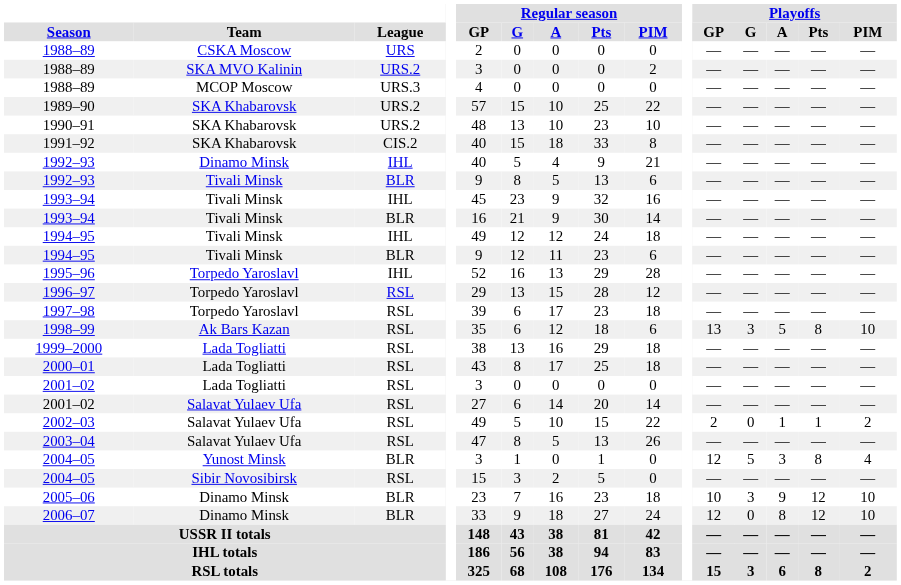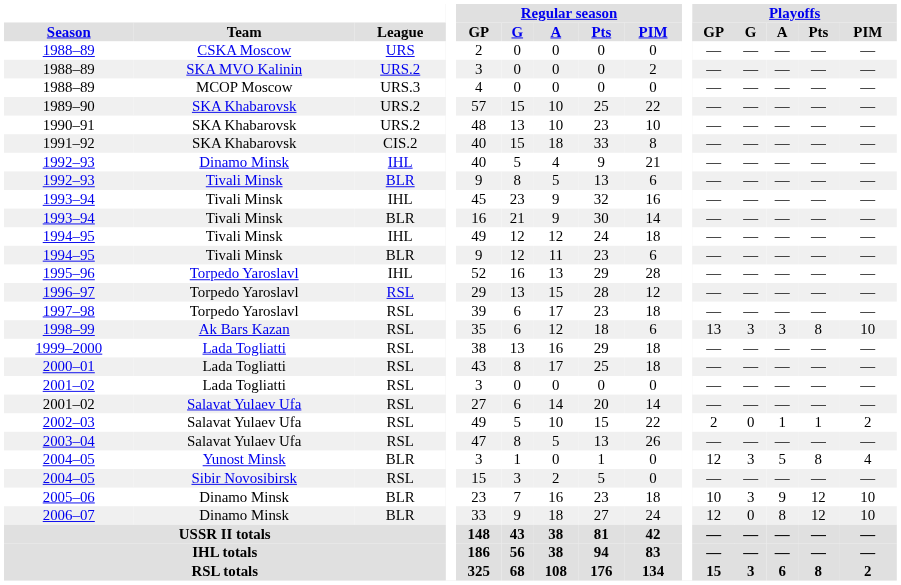(782, 329) 5 -> (782, 329) 3
(751, 459) 5 -> (751, 459) 3
(782, 459) 3 -> (782, 459) 5
